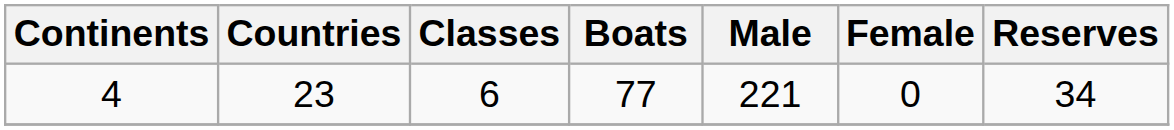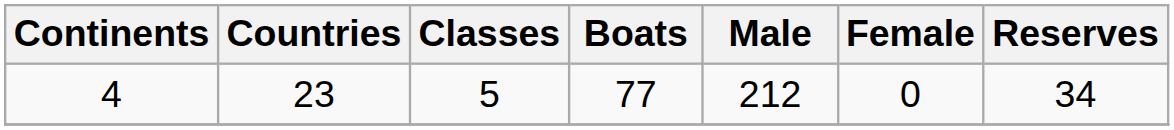(489, 93) 6 -> (489, 93) 5
(770, 93) 221 -> (770, 93) 212
